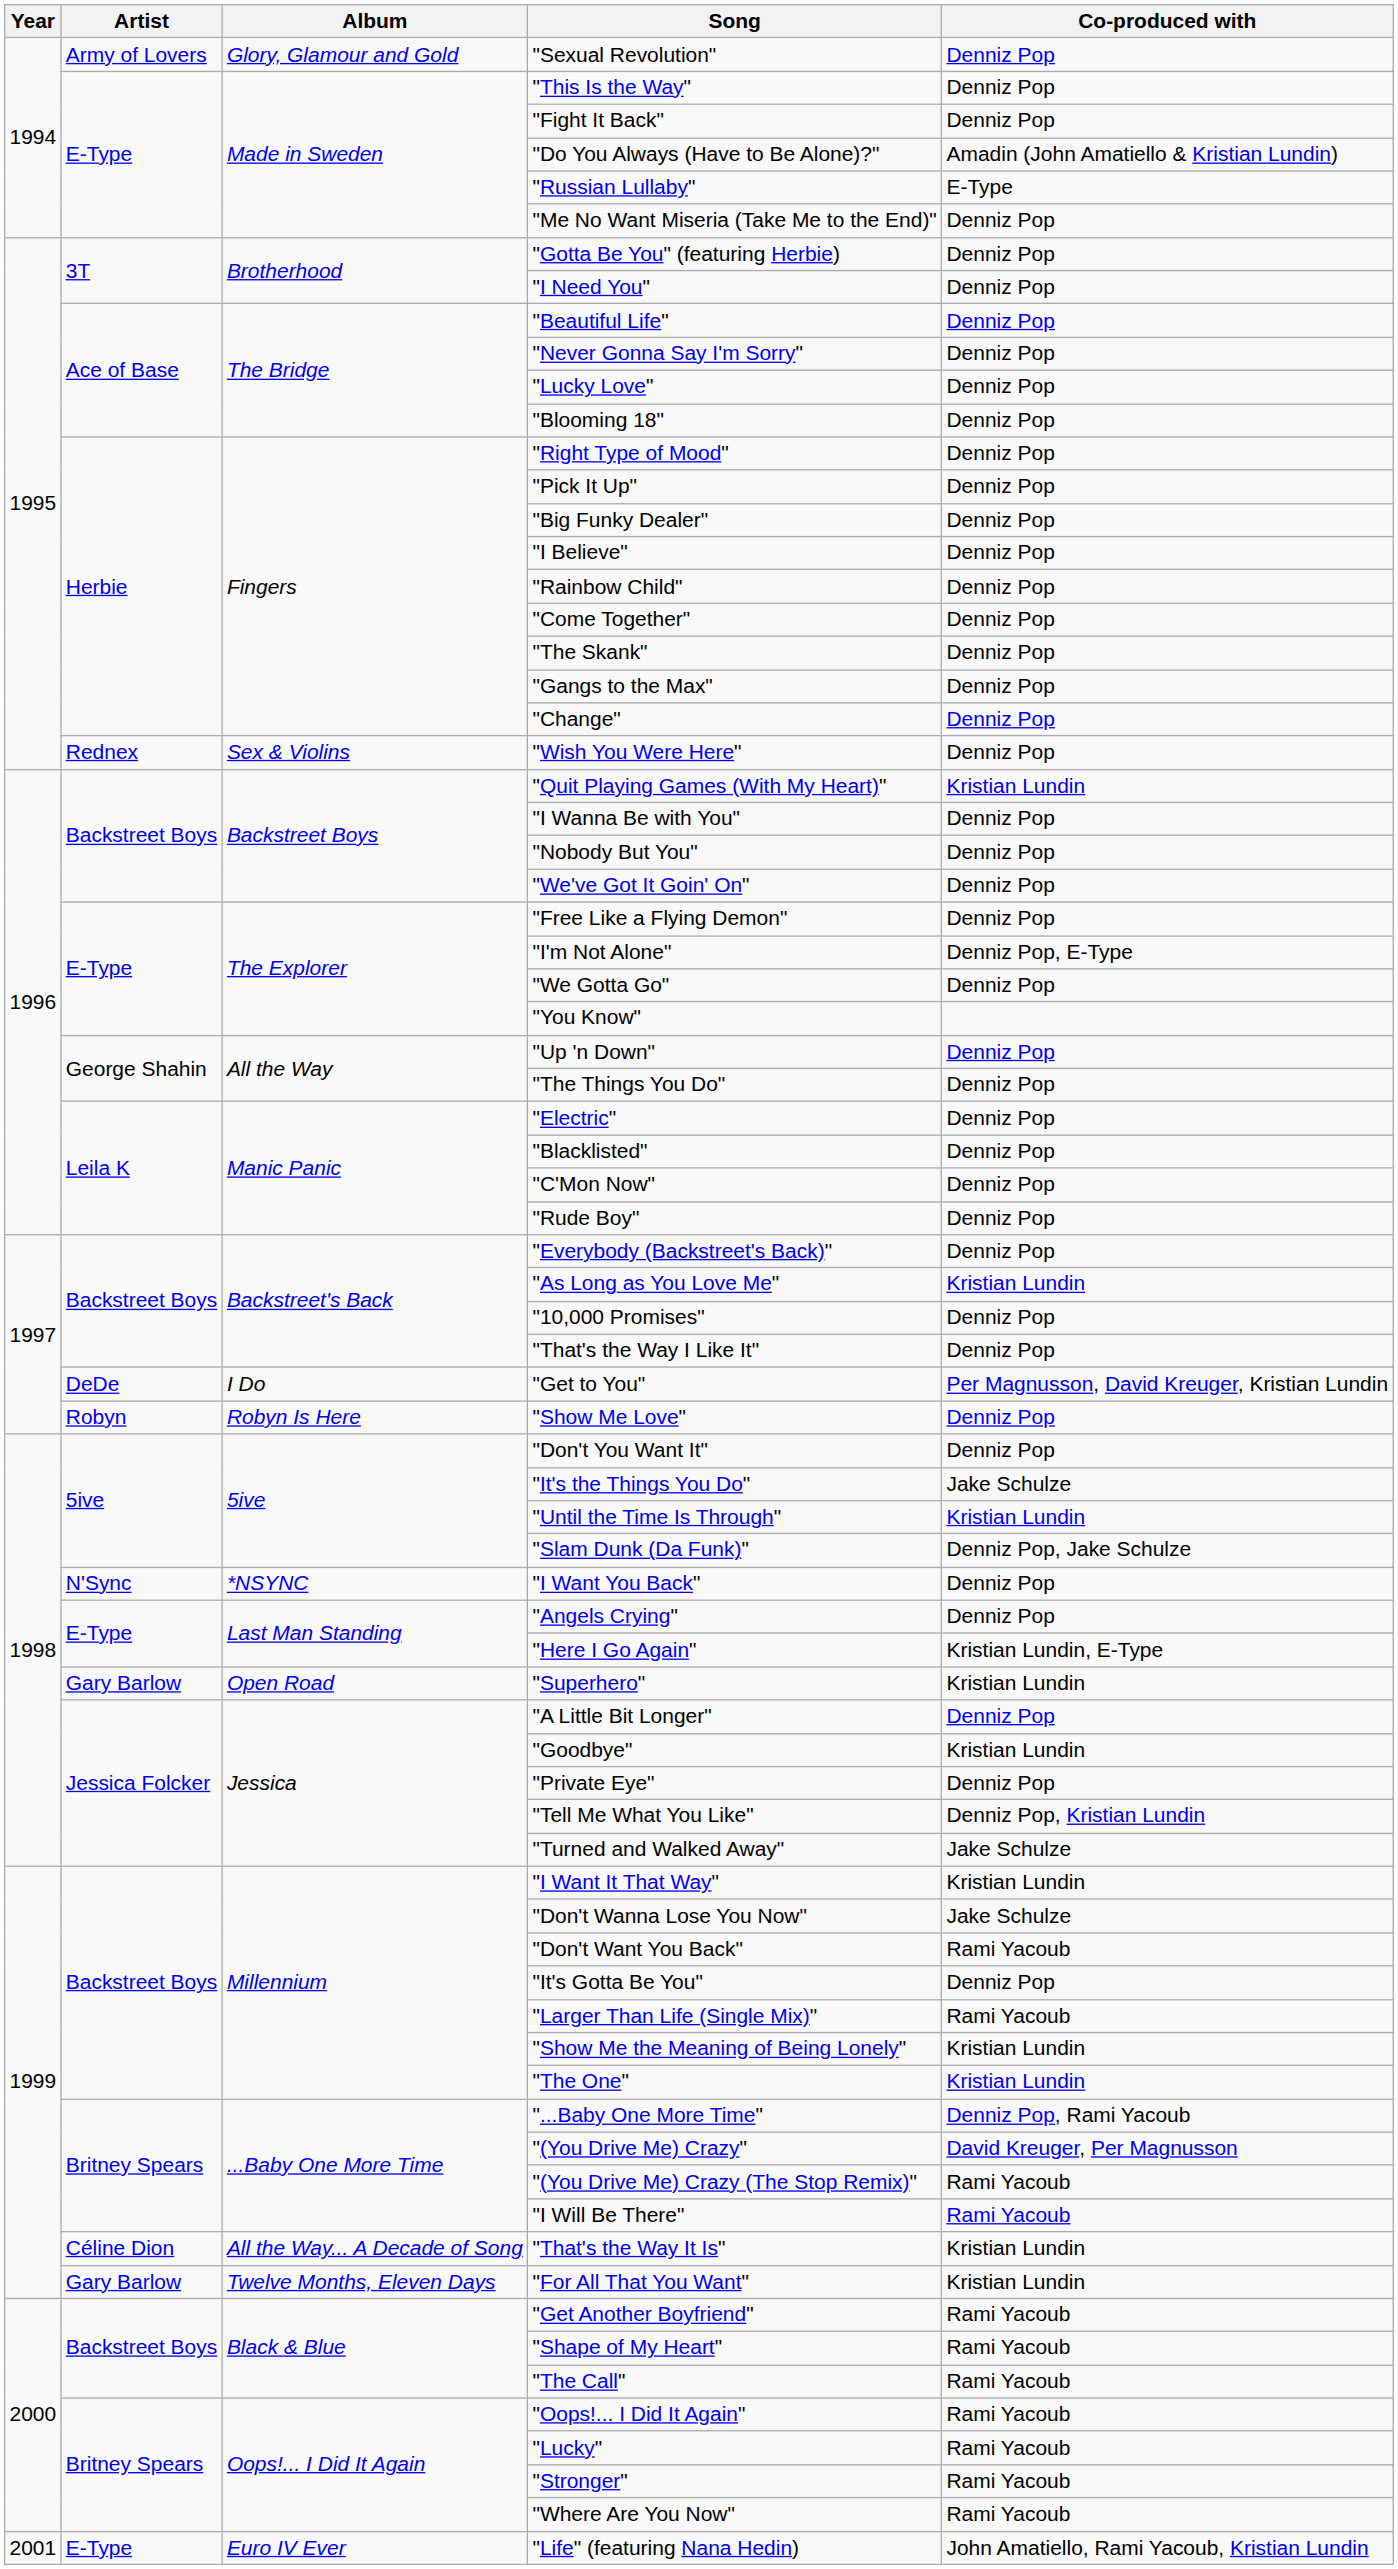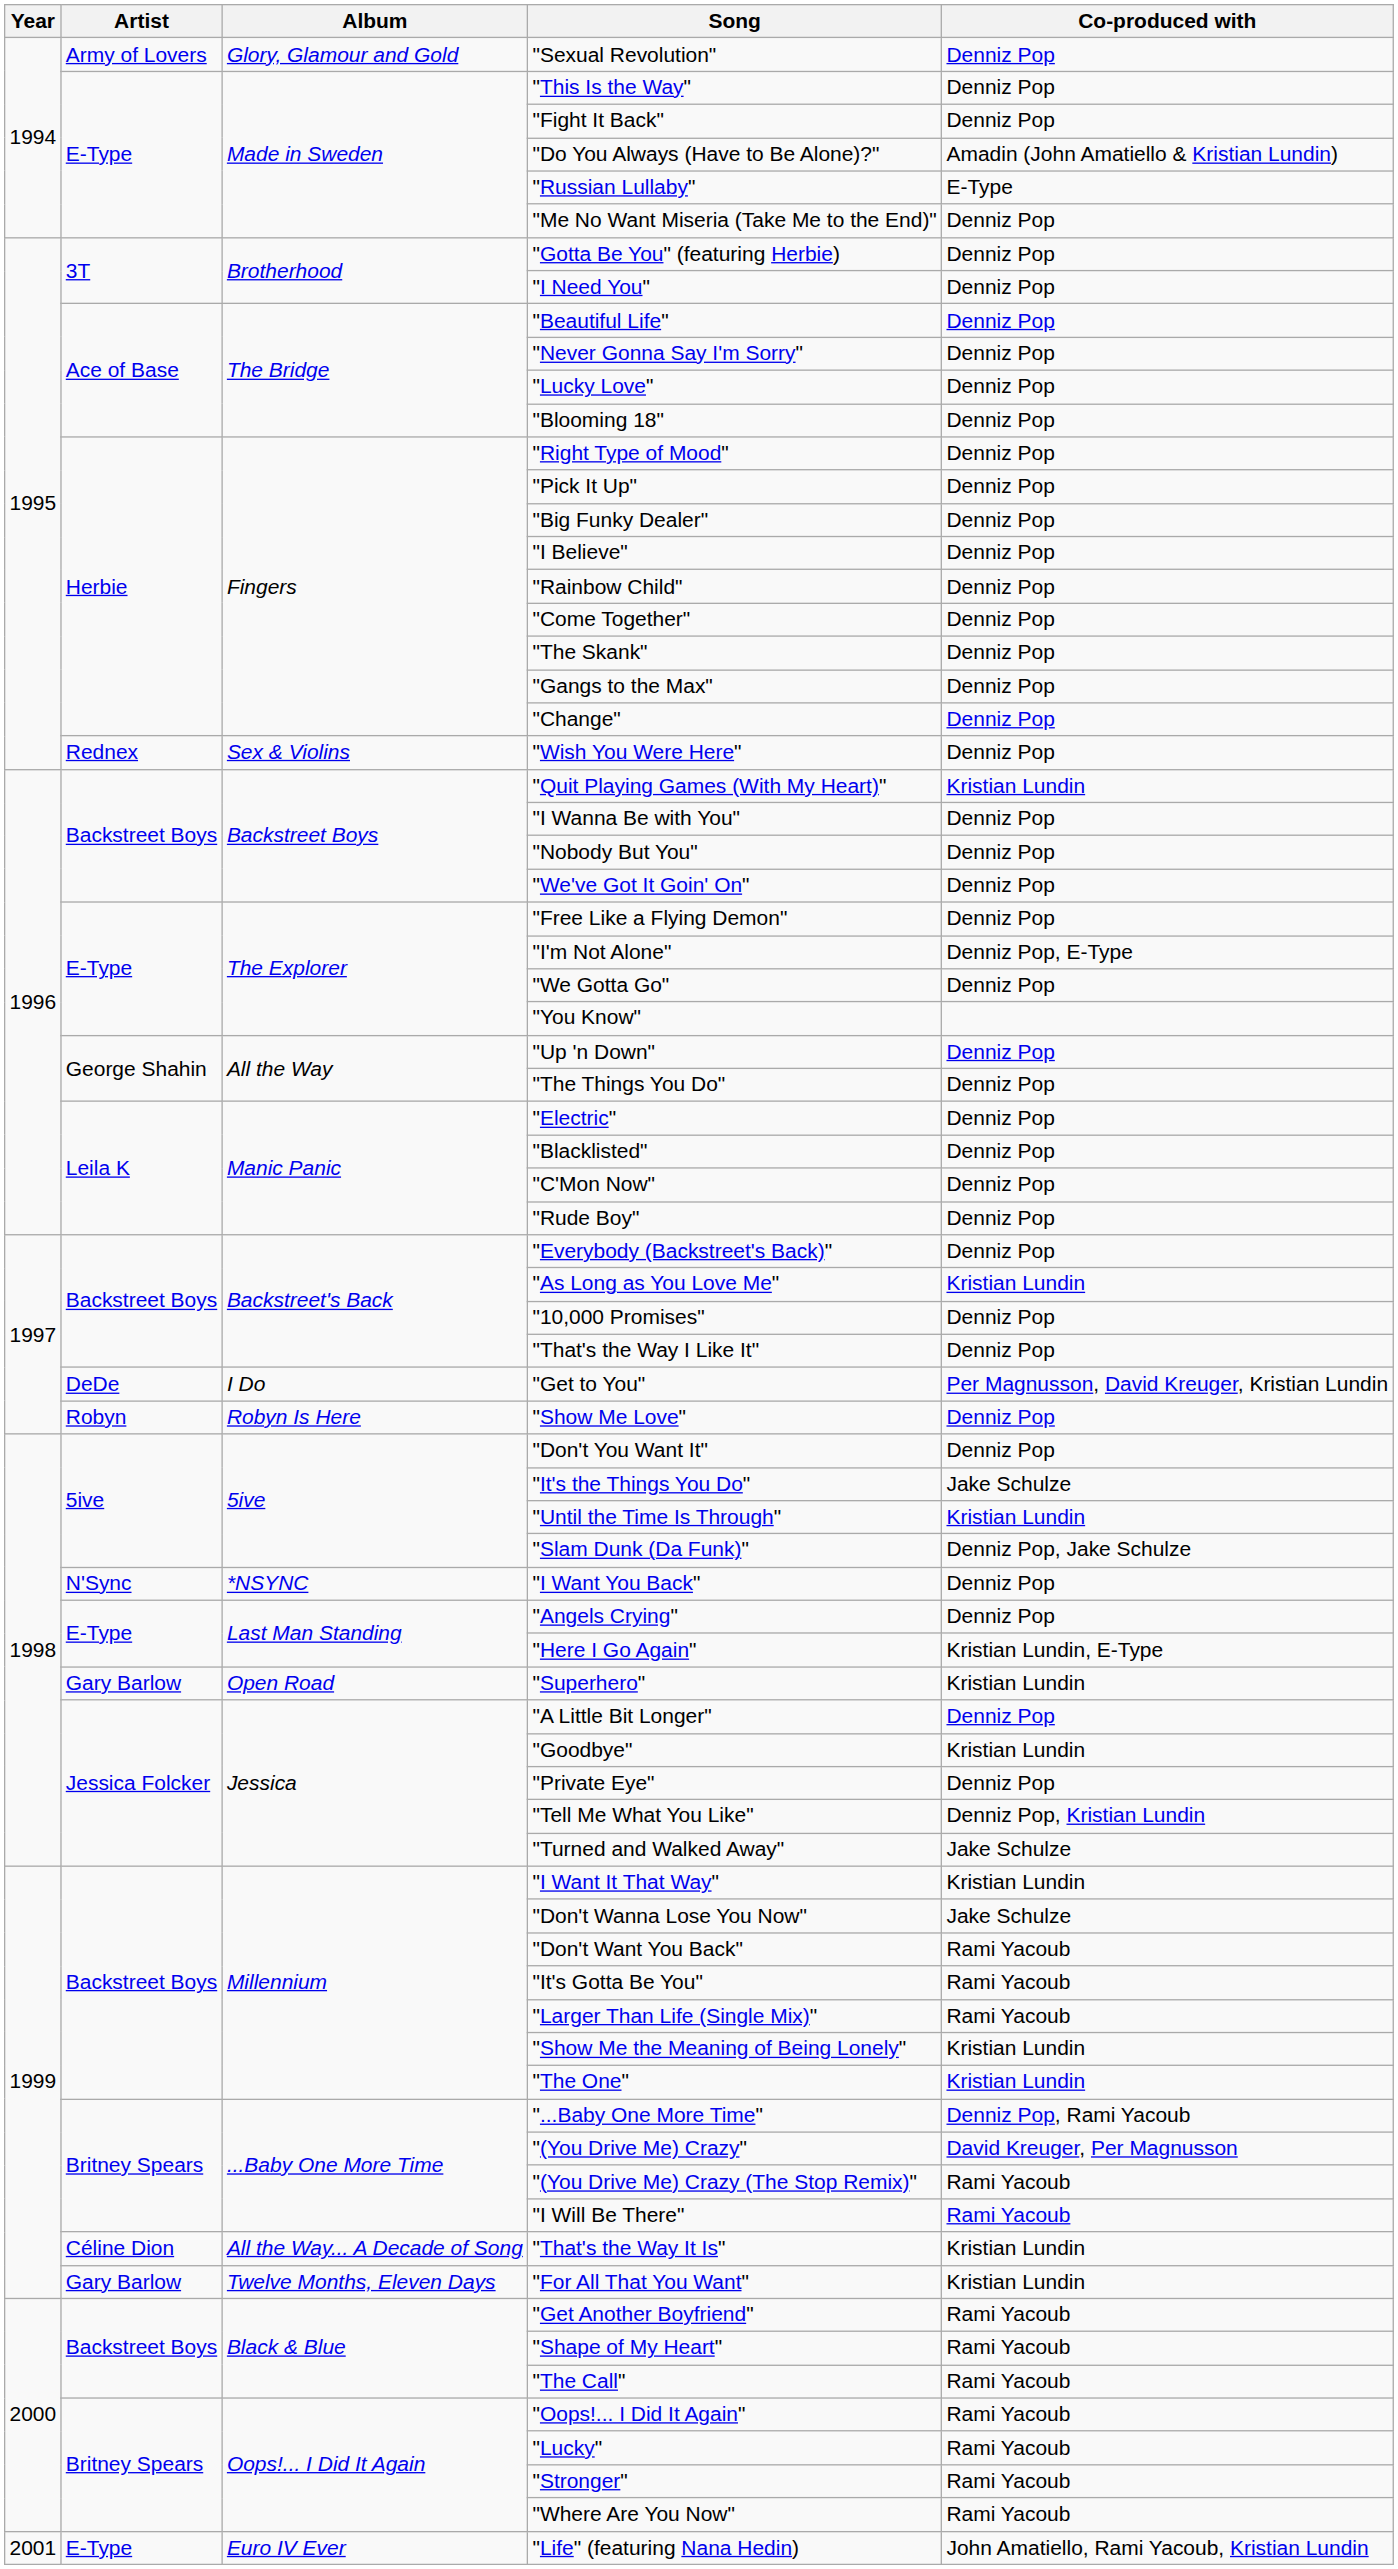(1001, 1982) Denniz Pop -> (1008, 1982) Rami Yacoub
